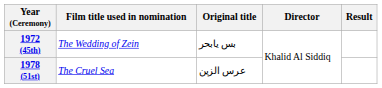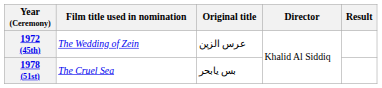(217, 44) بس يابحر -> (222, 44) عرس الزين
(222, 70) عرس الزين -> (217, 70) بس يابحر
